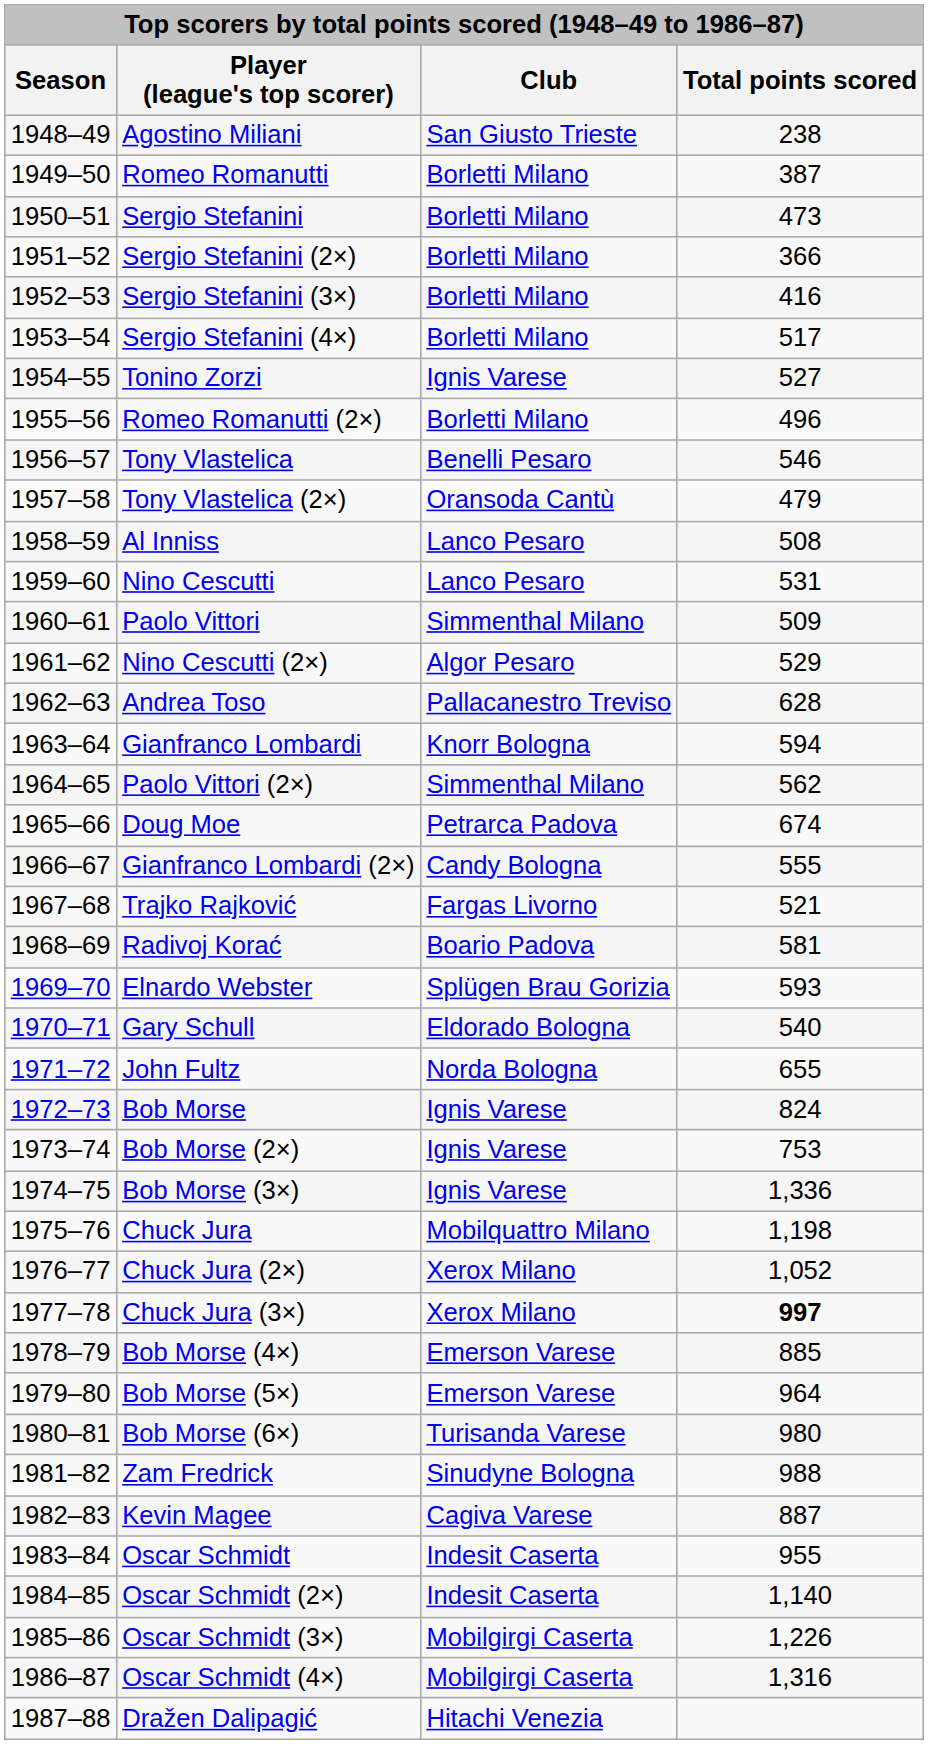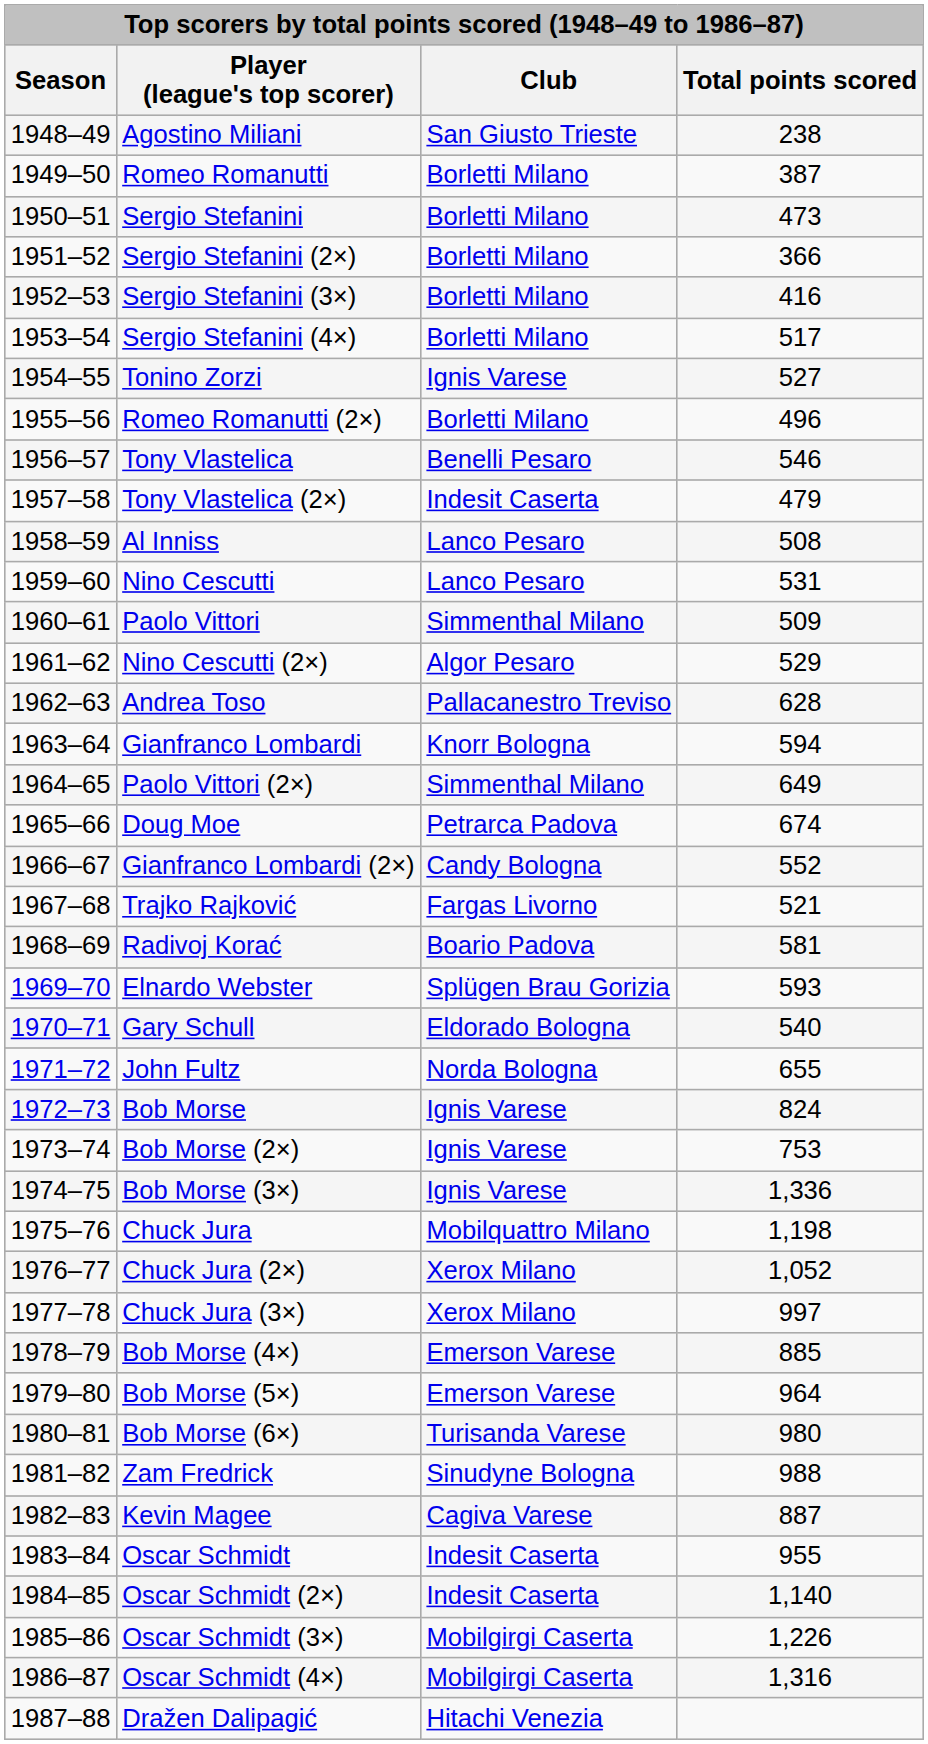(520, 500) Oransoda Cantù -> (512, 500) Indesit Caserta
(800, 784) 562 -> (800, 784) 649
(800, 865) 555 -> (800, 865) 552
(800, 1312) bold -> (800, 1312) normal
